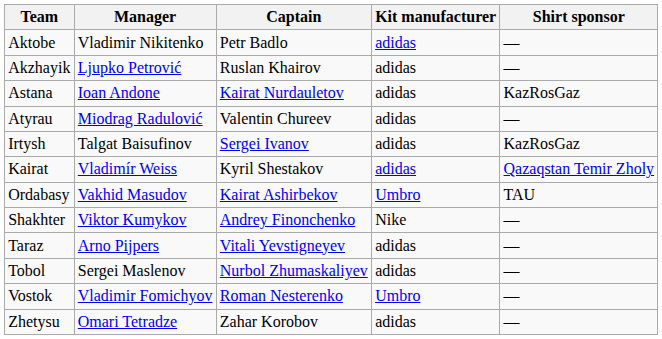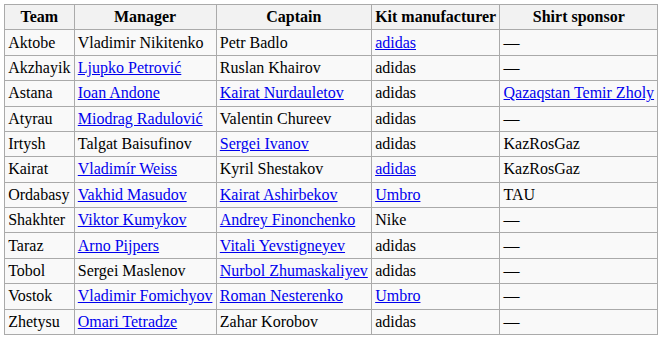(542, 93) KazRosGaz -> (579, 93) Qazaqstan Temir Zholy
(579, 169) Qazaqstan Temir Zholy -> (542, 169) KazRosGaz
